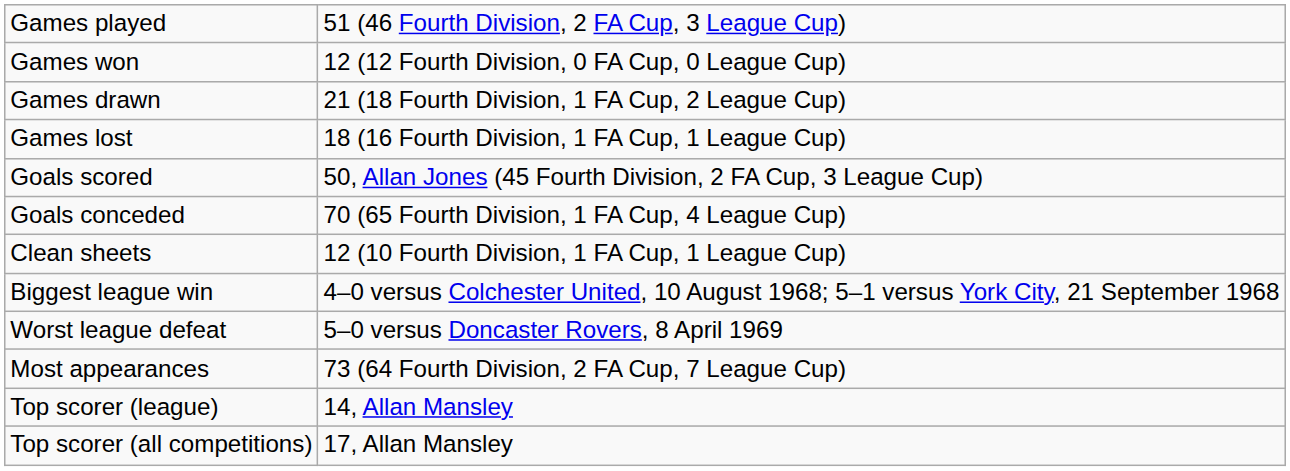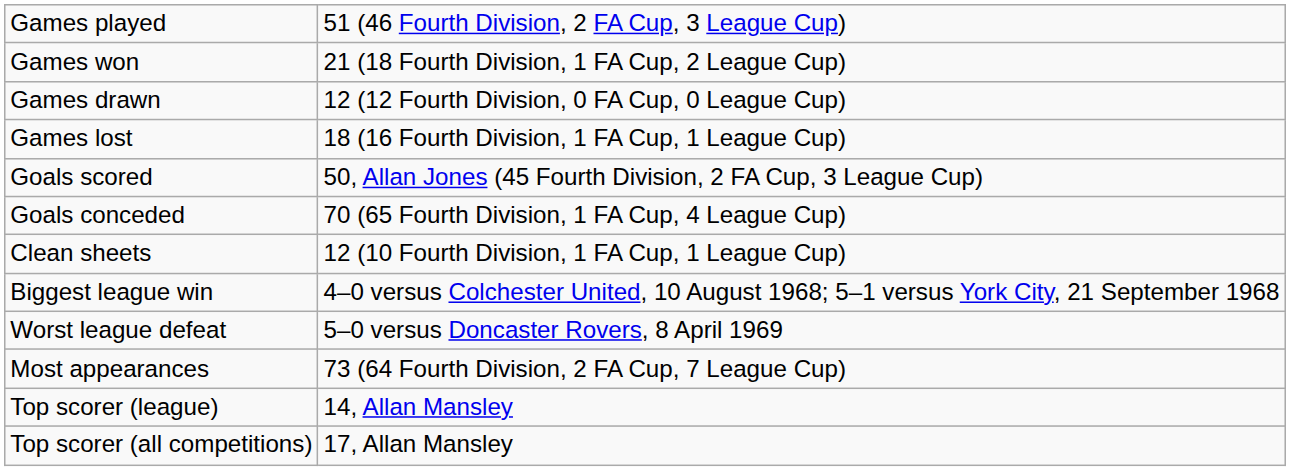(585, 61) 12 (12 Fourth Division, 0 FA Cup, 0 League Cup) -> (585, 61) 21 (18 Fourth Division, 1 FA Cup, 2 League Cup)
(585, 100) 21 (18 Fourth Division, 1 FA Cup, 2 League Cup) -> (585, 100) 12 (12 Fourth Division, 0 FA Cup, 0 League Cup)
